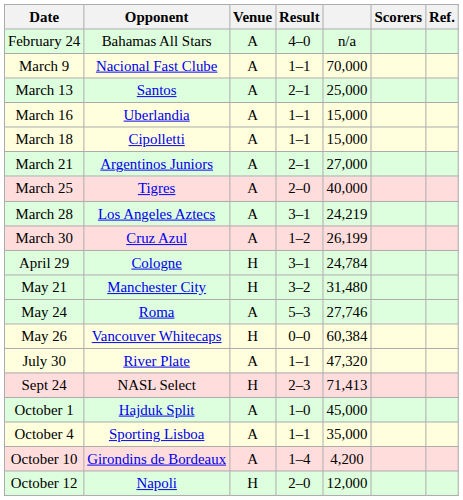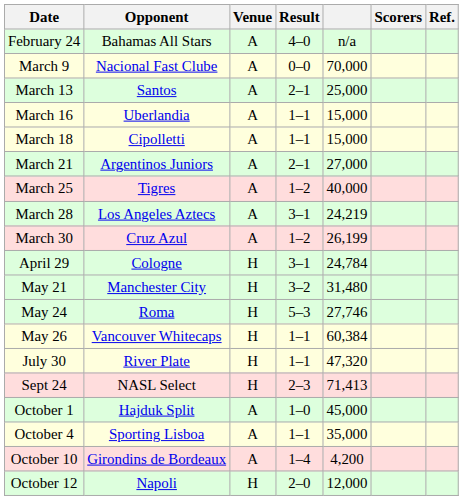(299, 66) 1–1 -> (299, 66) 0–0
(299, 188) 2–0 -> (299, 188) 1–2
(253, 311) A -> (253, 311) H
(299, 336) 0–0 -> (299, 336) 1–1
(253, 360) A -> (253, 360) H
